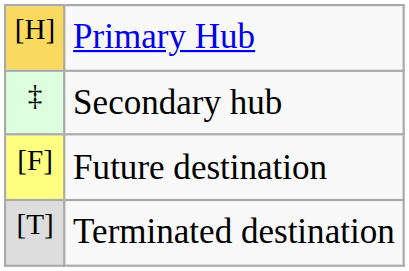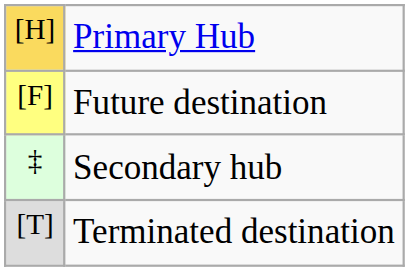rows swapped: (178, 102) <-> (200, 167)
